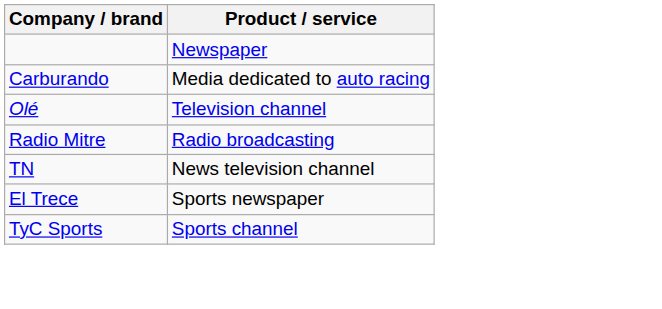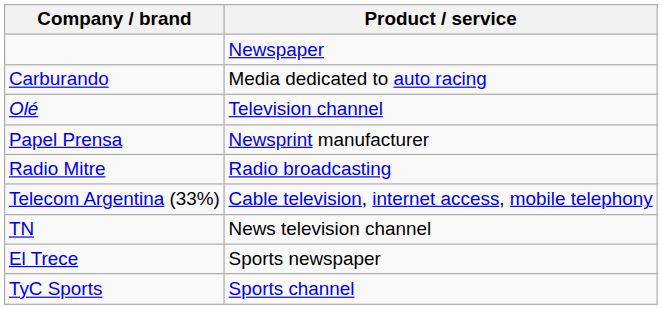+ row: (66, 139)
+ row: (114, 199)
